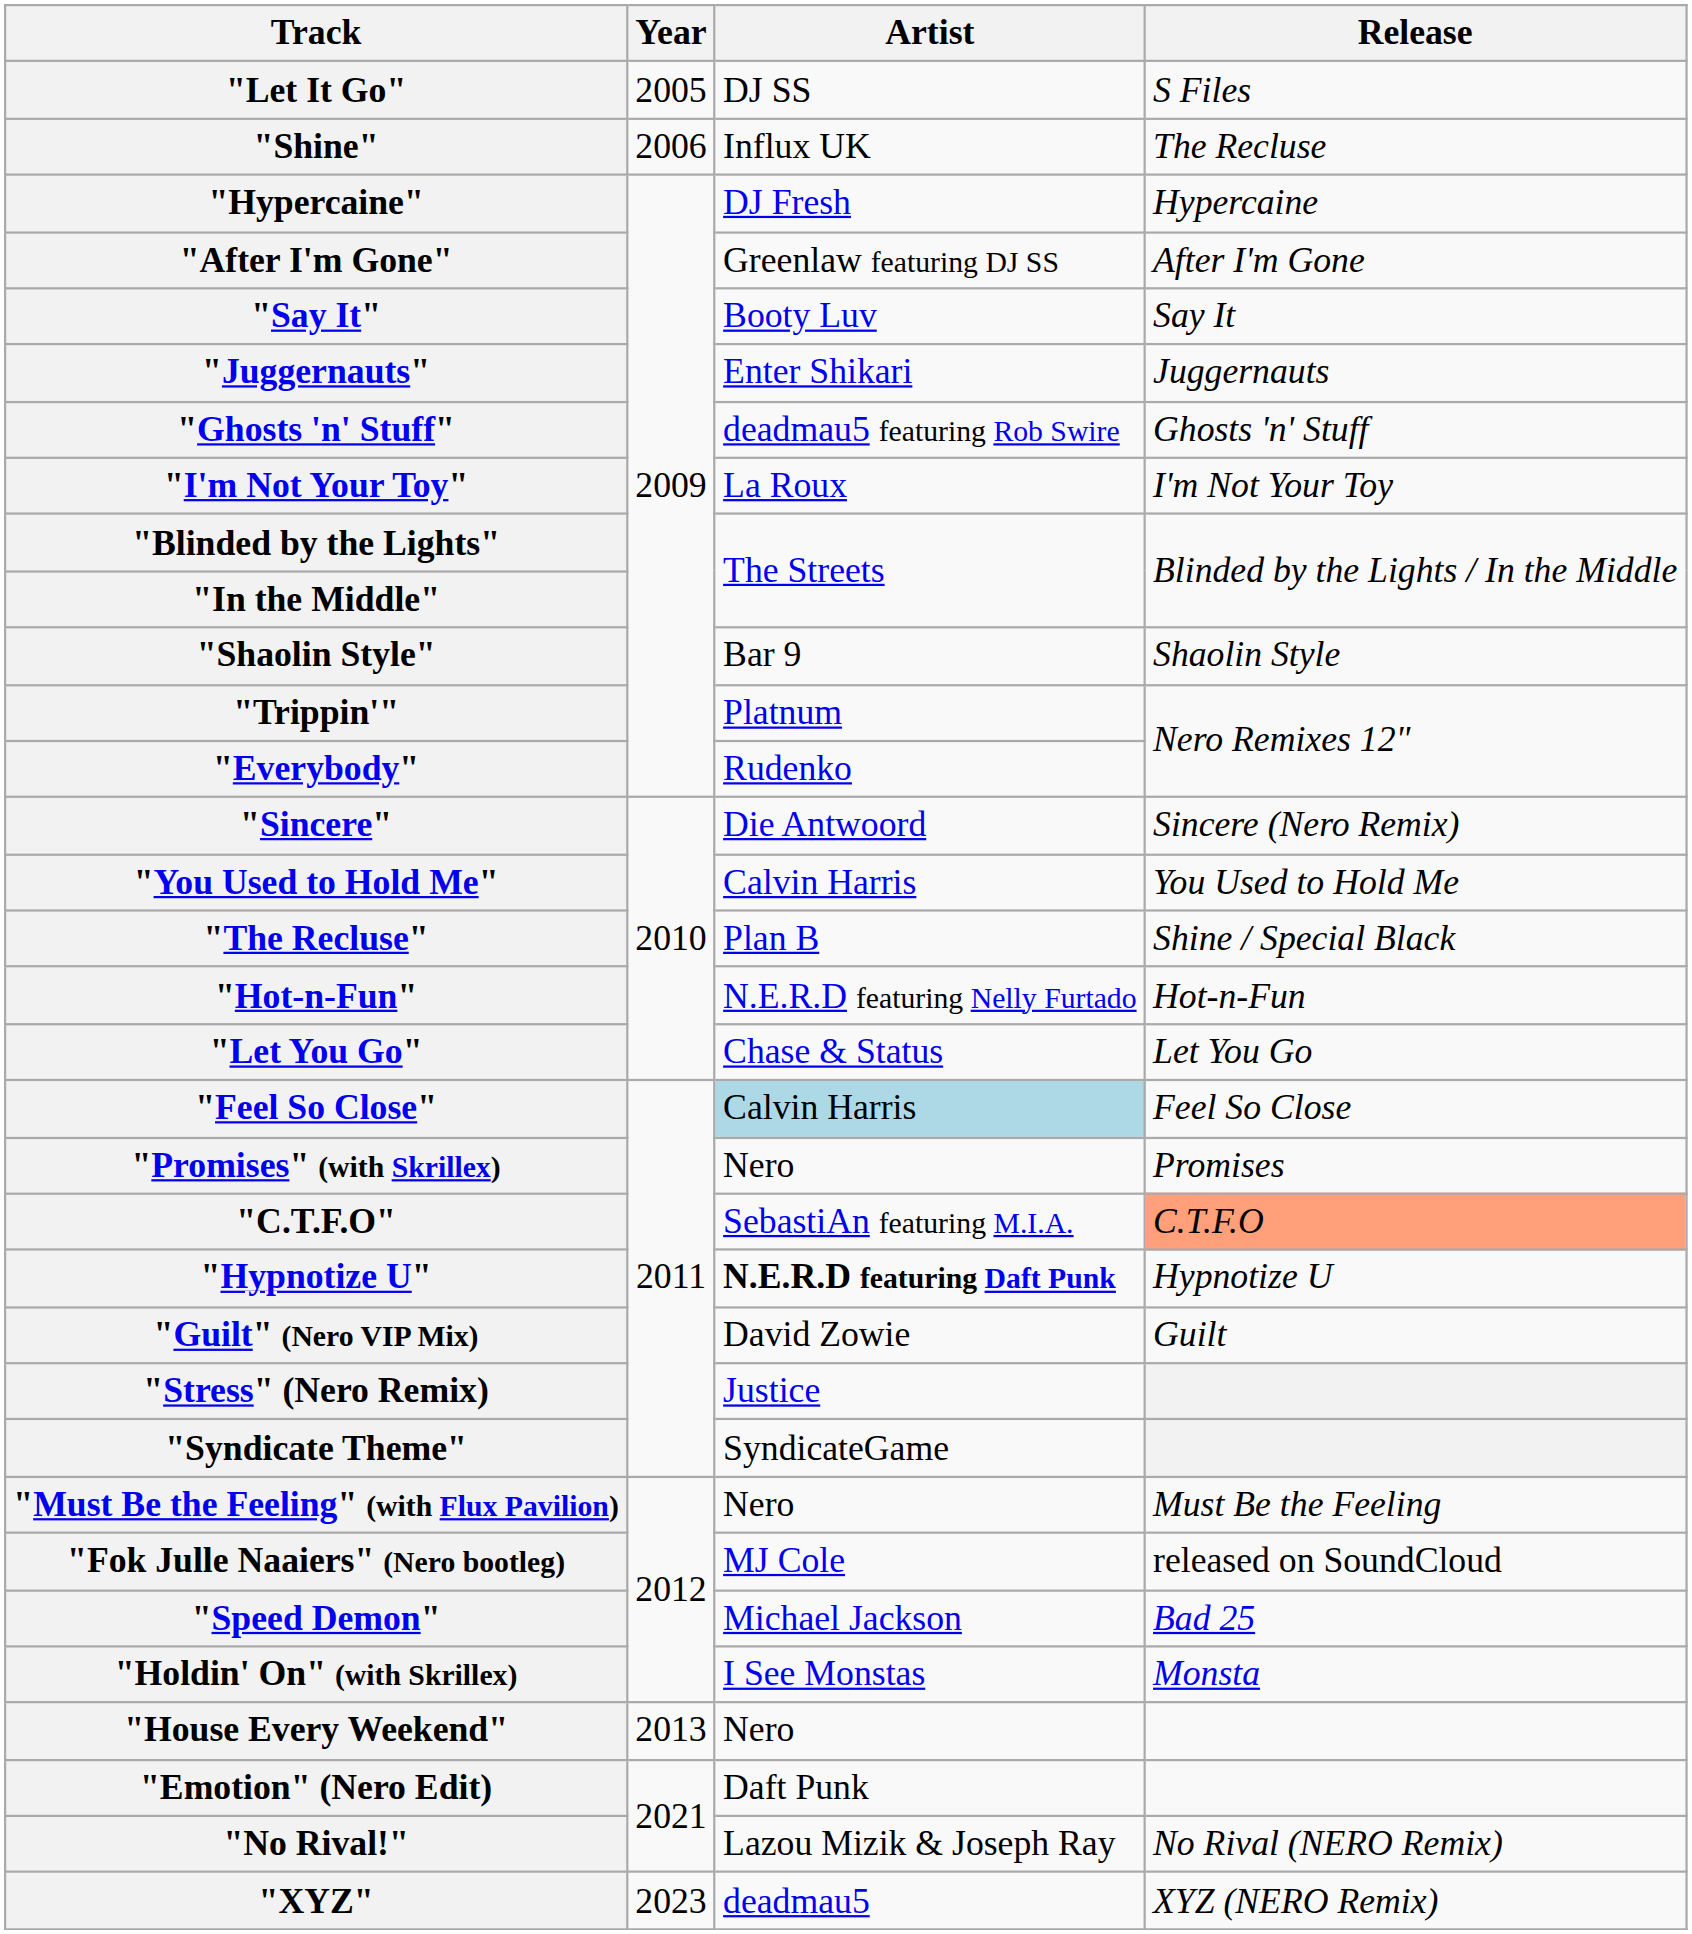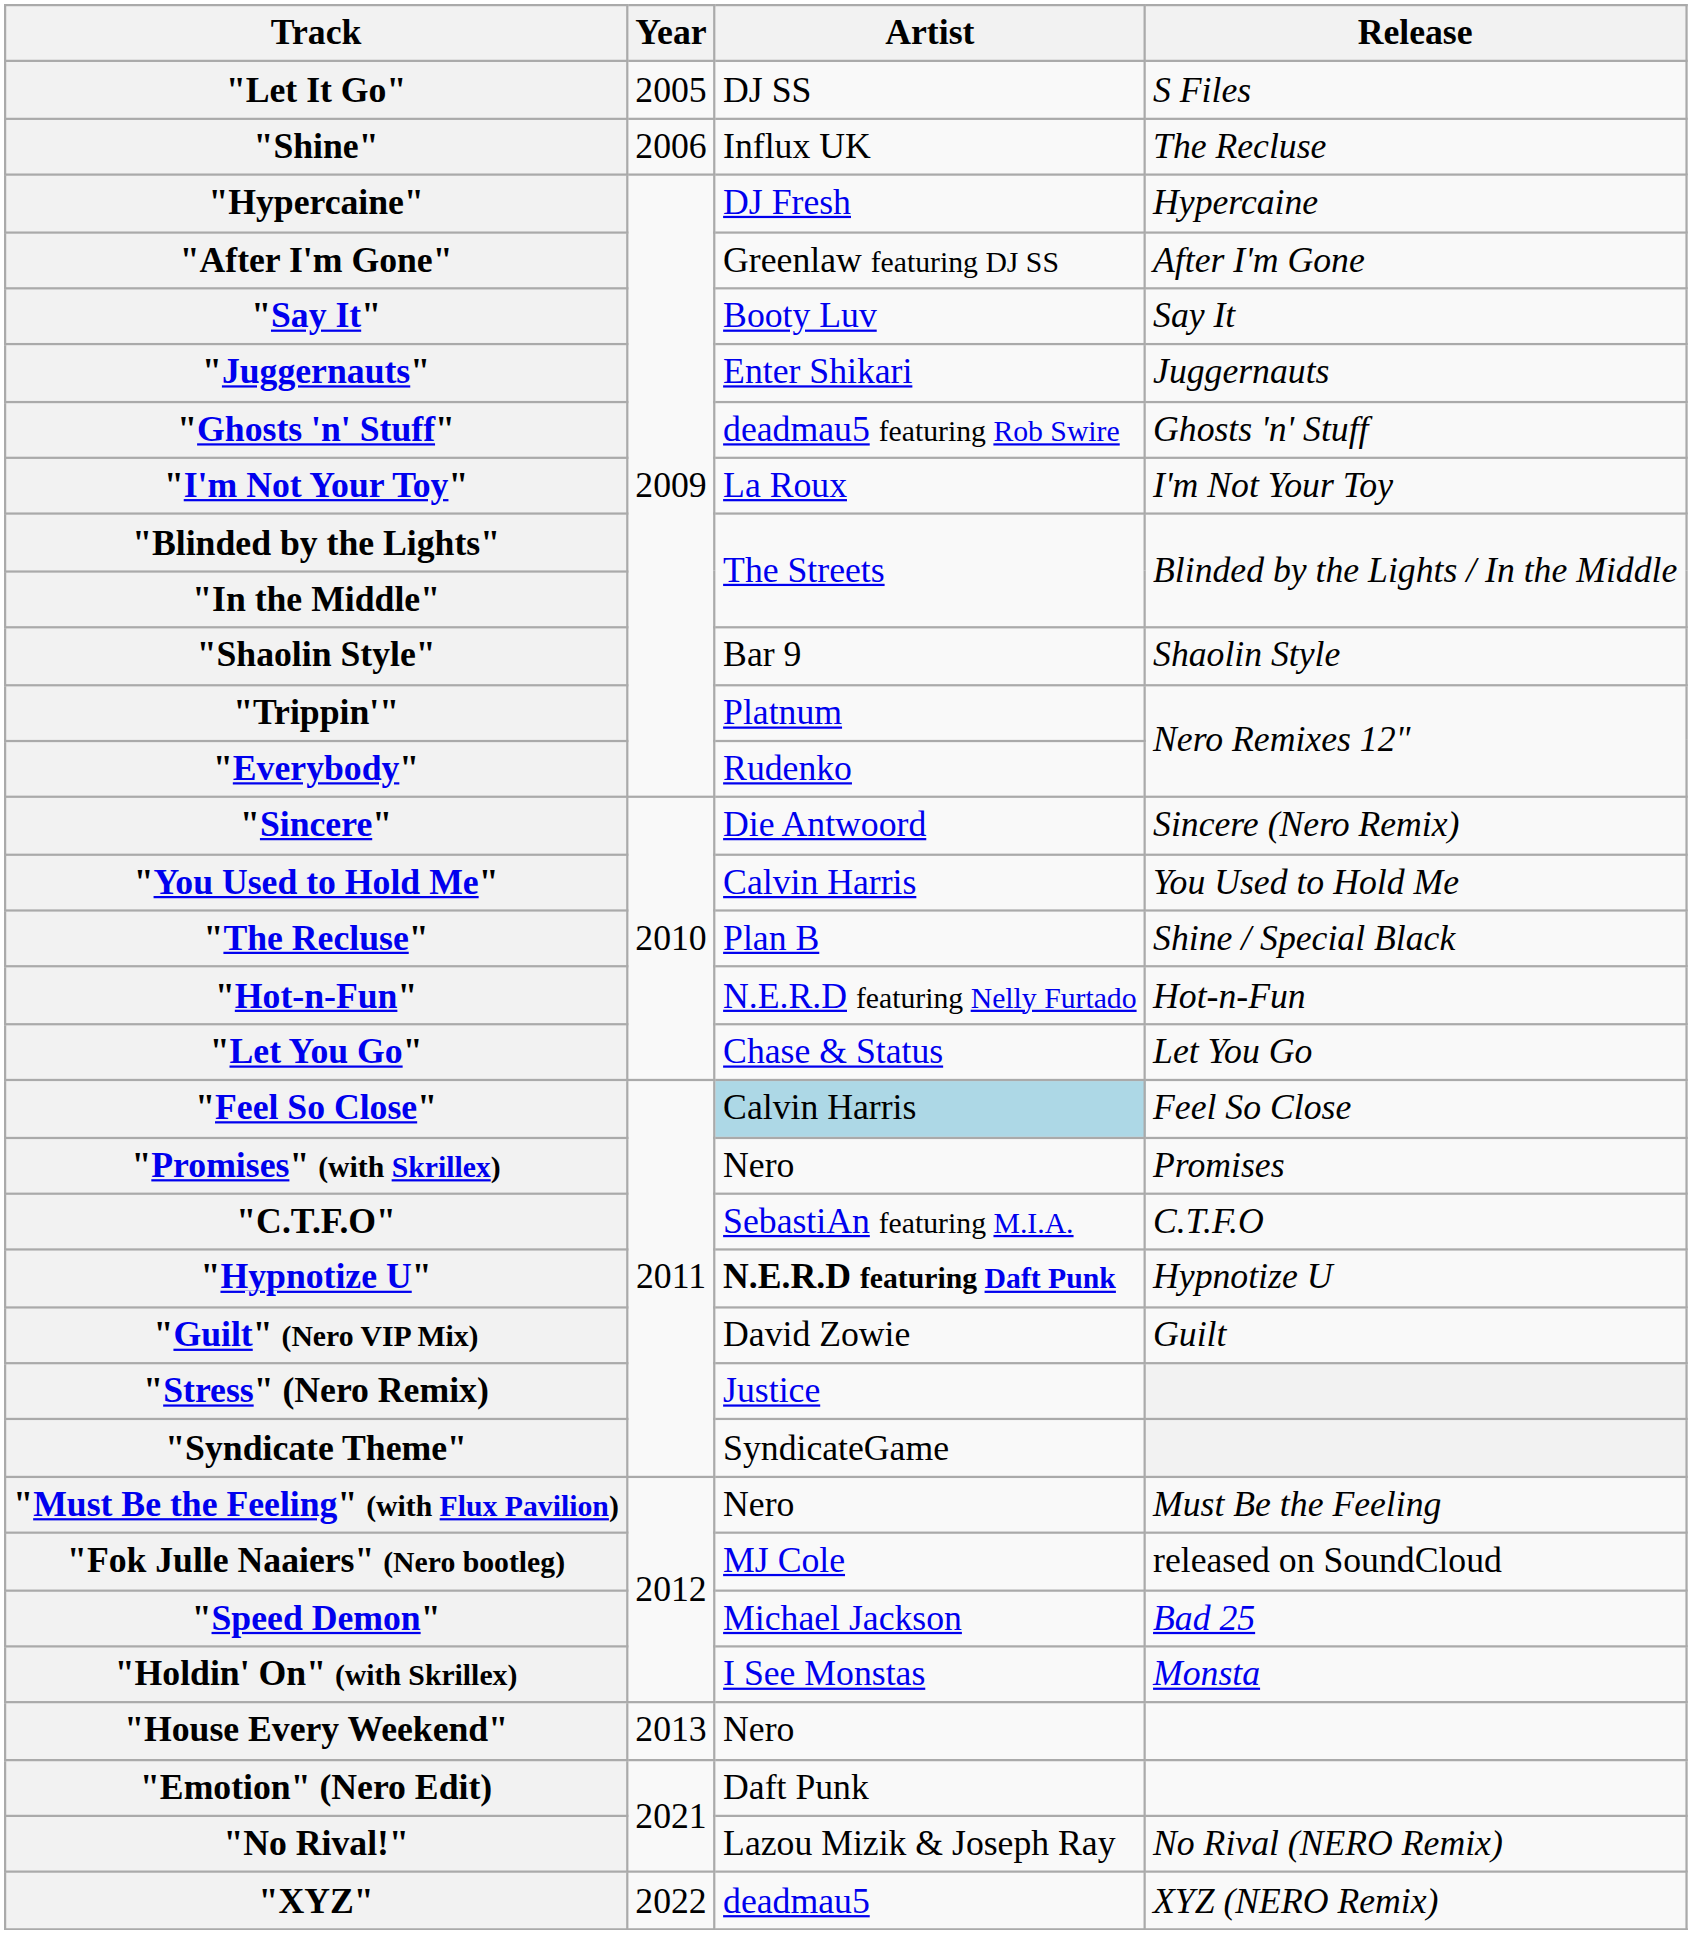(1208, 1221) lightsalmon background -> (1208, 1221) no background
(671, 1900) 2023 -> (671, 1900) 2022
